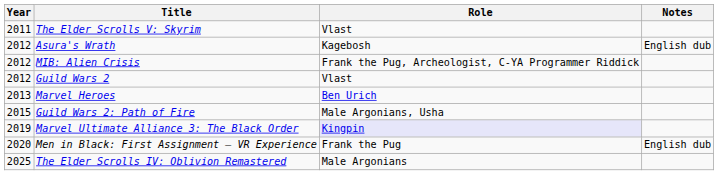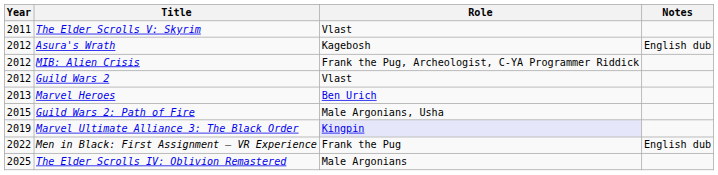(19, 145) 2020 -> (19, 145) 2022
